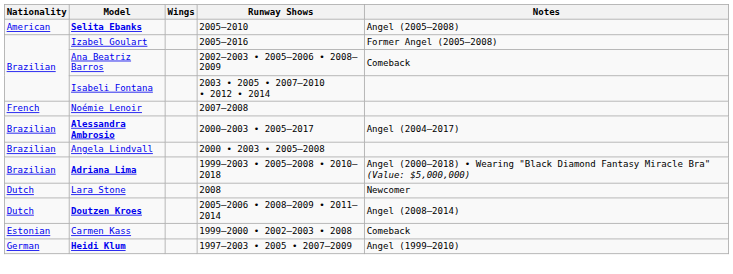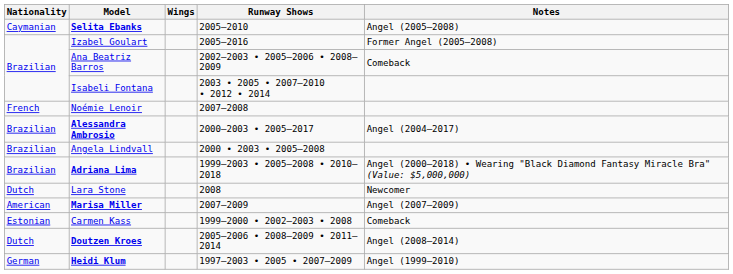(28, 27) American -> (31, 27) Caymanian
+ row: (107, 206)
rows swapped: (101, 231) <-> (107, 211)
